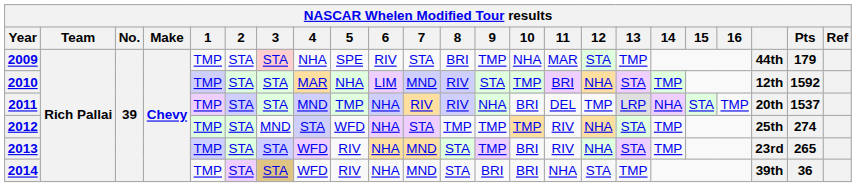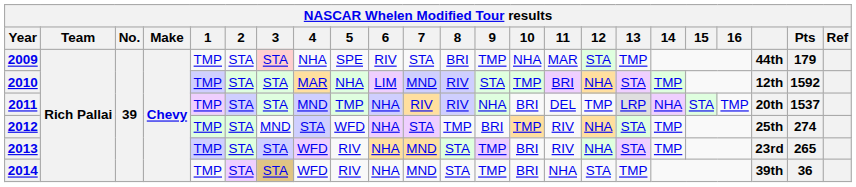(492, 126) TMP -> (492, 126) BRI
(492, 171) BRI -> (492, 171) TMP
